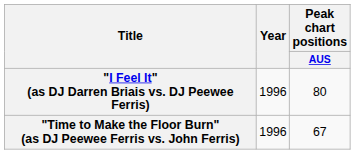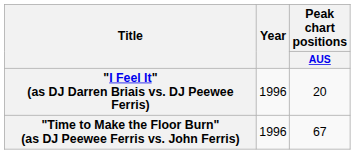(320, 91) 80 -> (320, 91) 20
